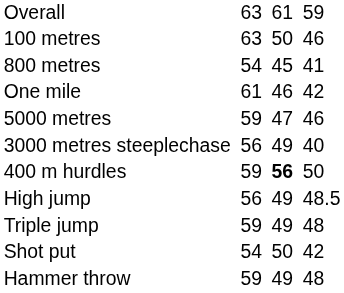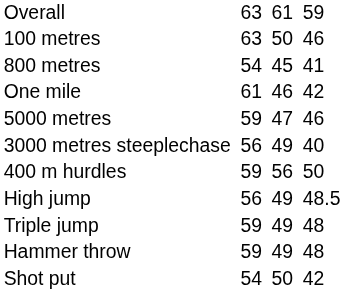(282, 172) bold -> (282, 172) normal
rows swapped: (40, 251) <-> (67, 278)
